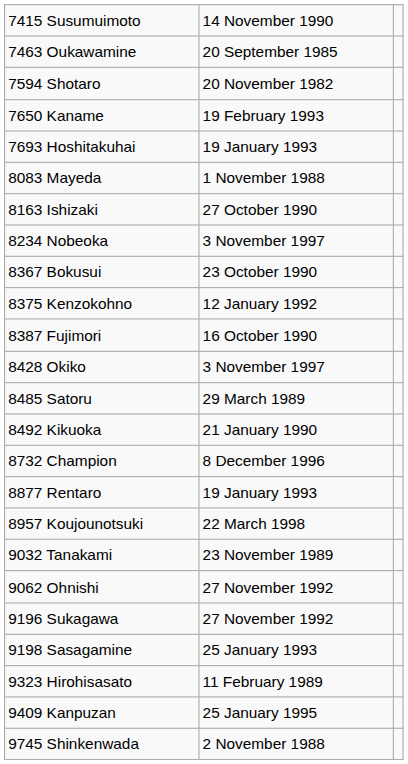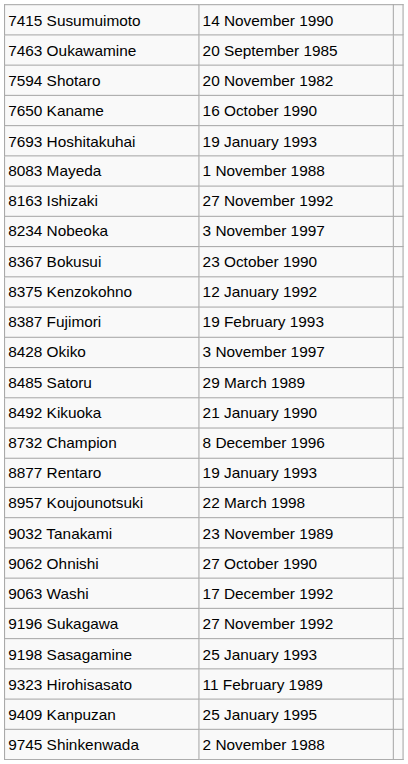(263, 115) 19 February 1993 -> (260, 111) 16 October 1990
(260, 209) 27 October 1990 -> (268, 201) 27 November 1992
(260, 335) 16 October 1990 -> (263, 322) 19 February 1993
(268, 587) 27 November 1992 -> (260, 563) 27 October 1990
+ row: (48, 594)
